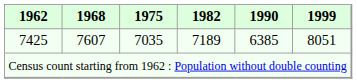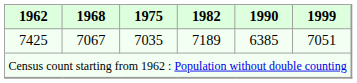(91, 40) 7607 -> (91, 40) 7067
(322, 40) 8051 -> (322, 40) 7051
